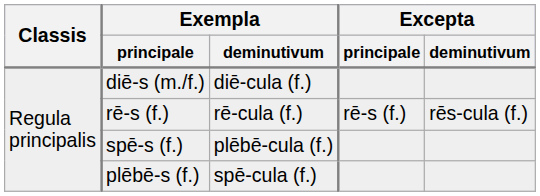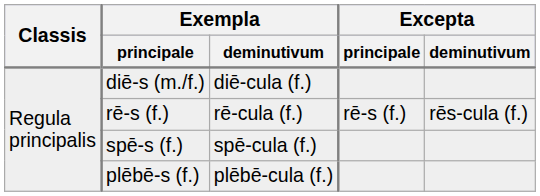(273, 145) plēbē-cula (f.) -> (265, 145) spē-cula (f.)
(265, 175) spē-cula (f.) -> (273, 175) plēbē-cula (f.)
